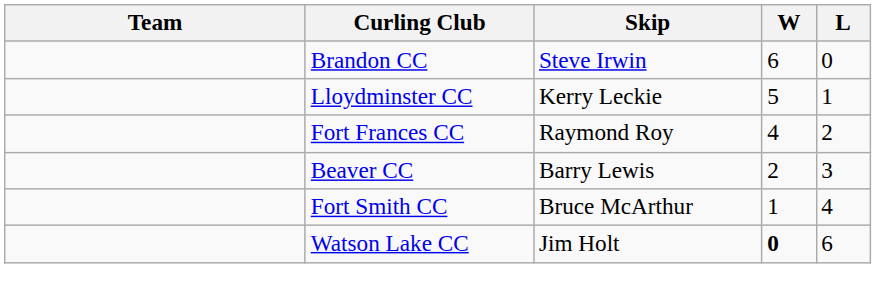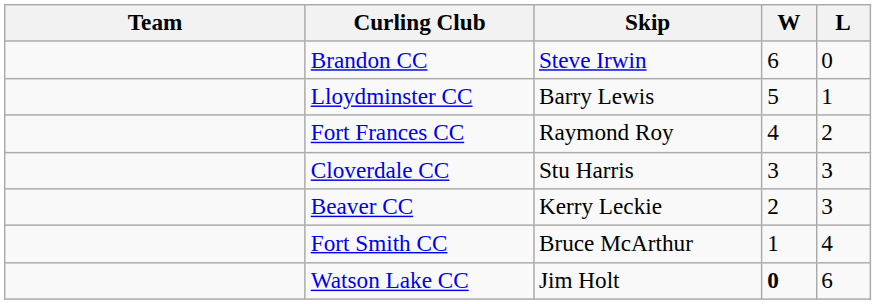(600, 96) Kerry Leckie -> (597, 96) Barry Lewis
+ row: (380, 170)
(597, 170) Barry Lewis -> (600, 206) Kerry Leckie
